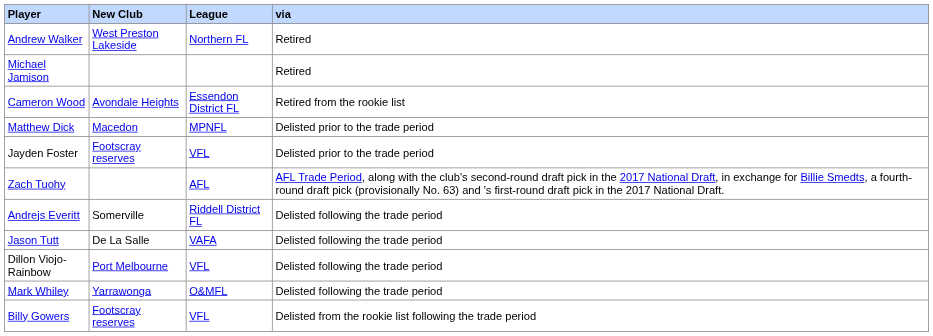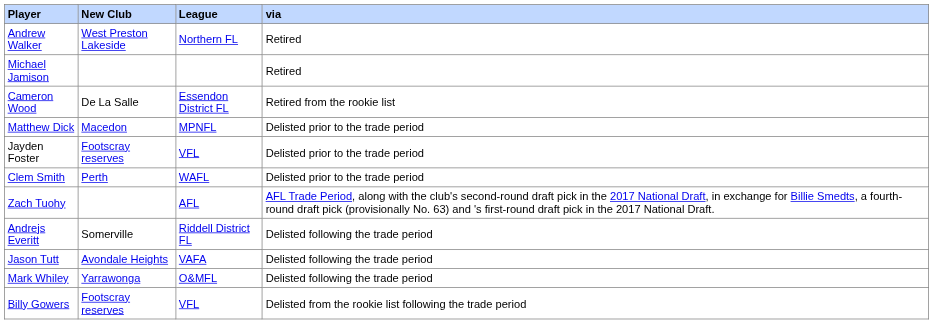(136, 102) Avondale Heights -> (110, 102) De La Salle
+ row: (36, 177)
(121, 240) De La Salle -> (125, 259) Avondale Heights
- row: (37, 265)
